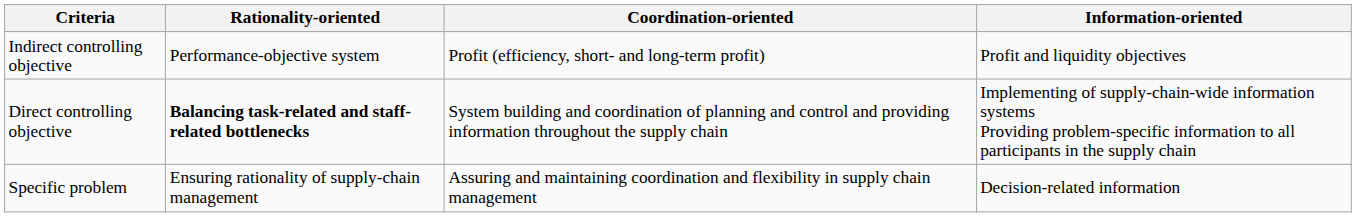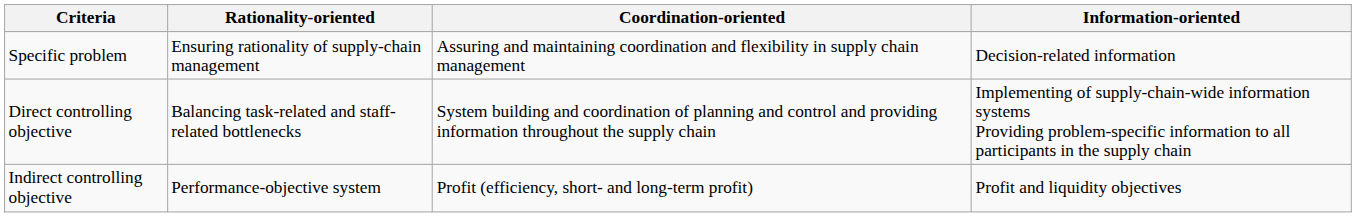rows swapped: (68, 187) <-> (75, 55)
(290, 121) bold -> (284, 121) normal
